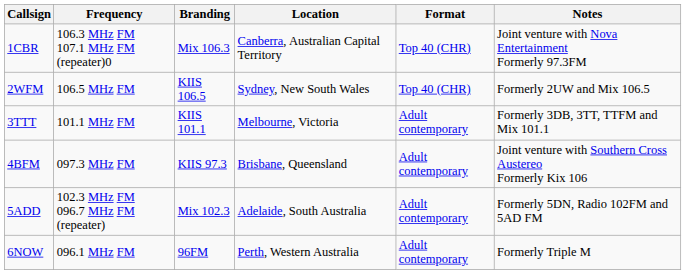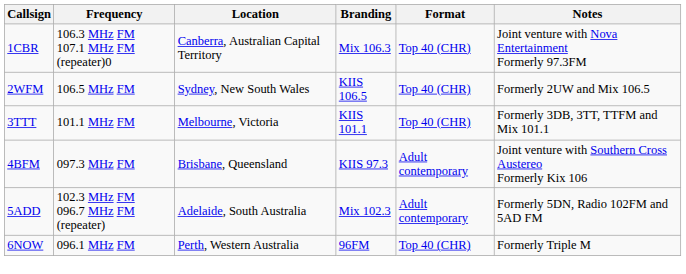columns swapped: (205, 14) <-> (315, 14)
(433, 122) Adult contemporary -> (435, 122) Top 40 (CHR)
(433, 252) Adult contemporary -> (435, 245) Top 40 (CHR)
